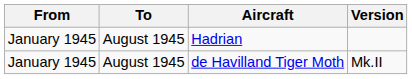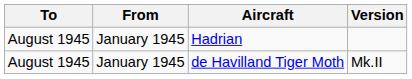columns swapped: (52, 16) <-> (144, 16)
